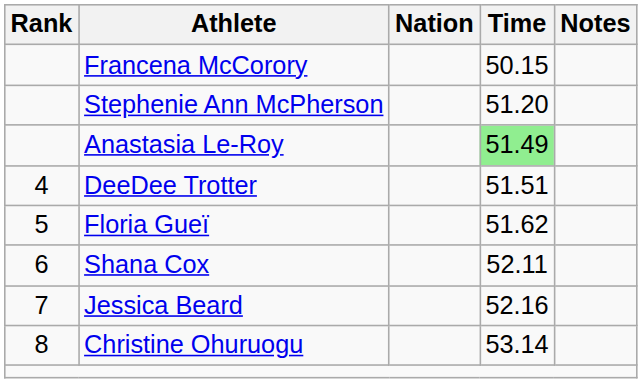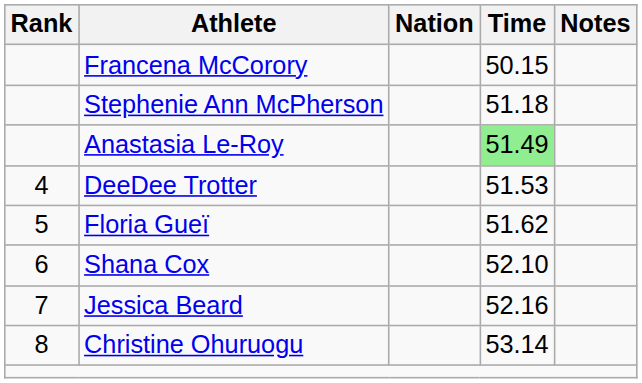(517, 104) 51.20 -> (517, 104) 51.18
(517, 184) 51.51 -> (517, 184) 51.53
(517, 265) 52.11 -> (517, 265) 52.10
